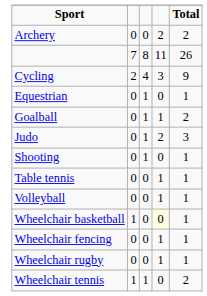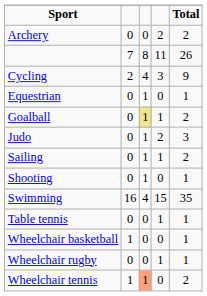(146, 117) no background -> (145, 117) khaki background
+ row: (25, 158)
+ row: (35, 198)
- row: (40, 198)
(161, 219) lightyellow background -> (160, 239) no background
- row: (63, 239)
(146, 280) no background -> (145, 280) lightsalmon background
